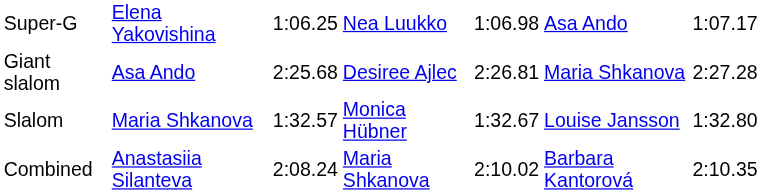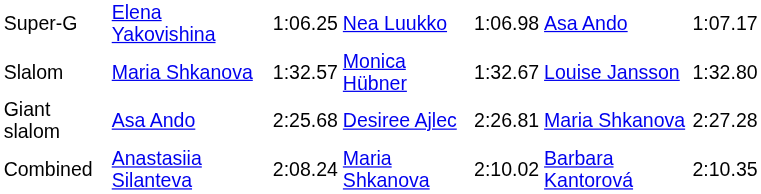rows swapped: (32, 72) <-> (33, 121)
